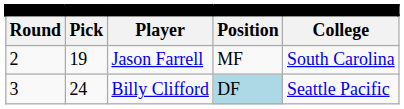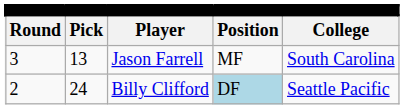(14, 59) 2 -> (14, 59) 3
(78, 59) 19 -> (78, 59) 13
(14, 89) 3 -> (14, 89) 2
